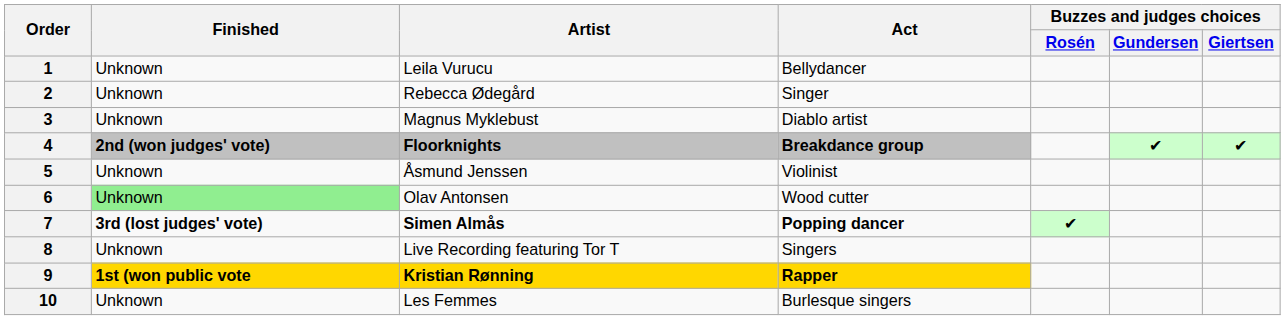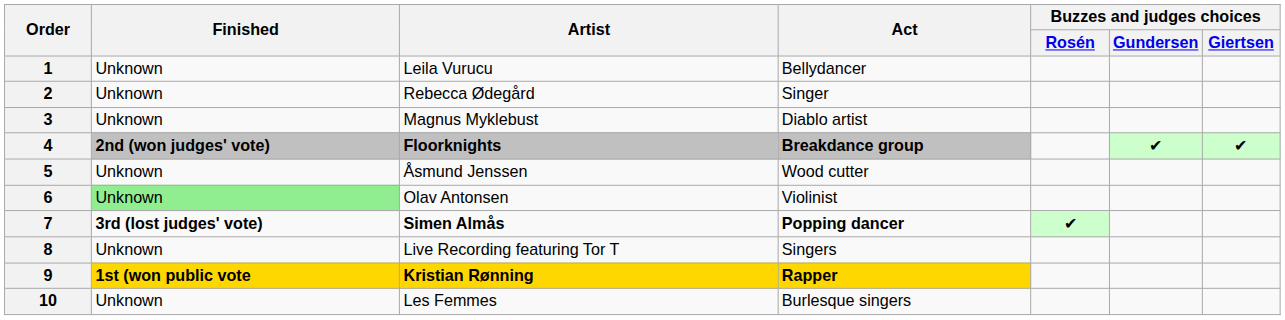(810, 172) Violinist -> (825, 172) Wood cutter
(825, 197) Wood cutter -> (810, 197) Violinist
